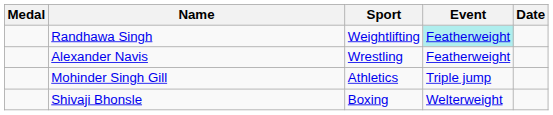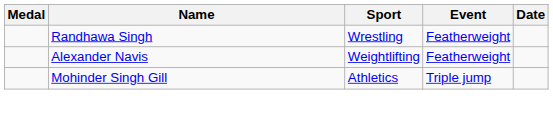(384, 36) Weightlifting -> (375, 36) Wrestling
(468, 36) paleturquoise background -> (468, 36) no background
(375, 57) Wrestling -> (384, 57) Weightlifting
- row: (97, 99)
